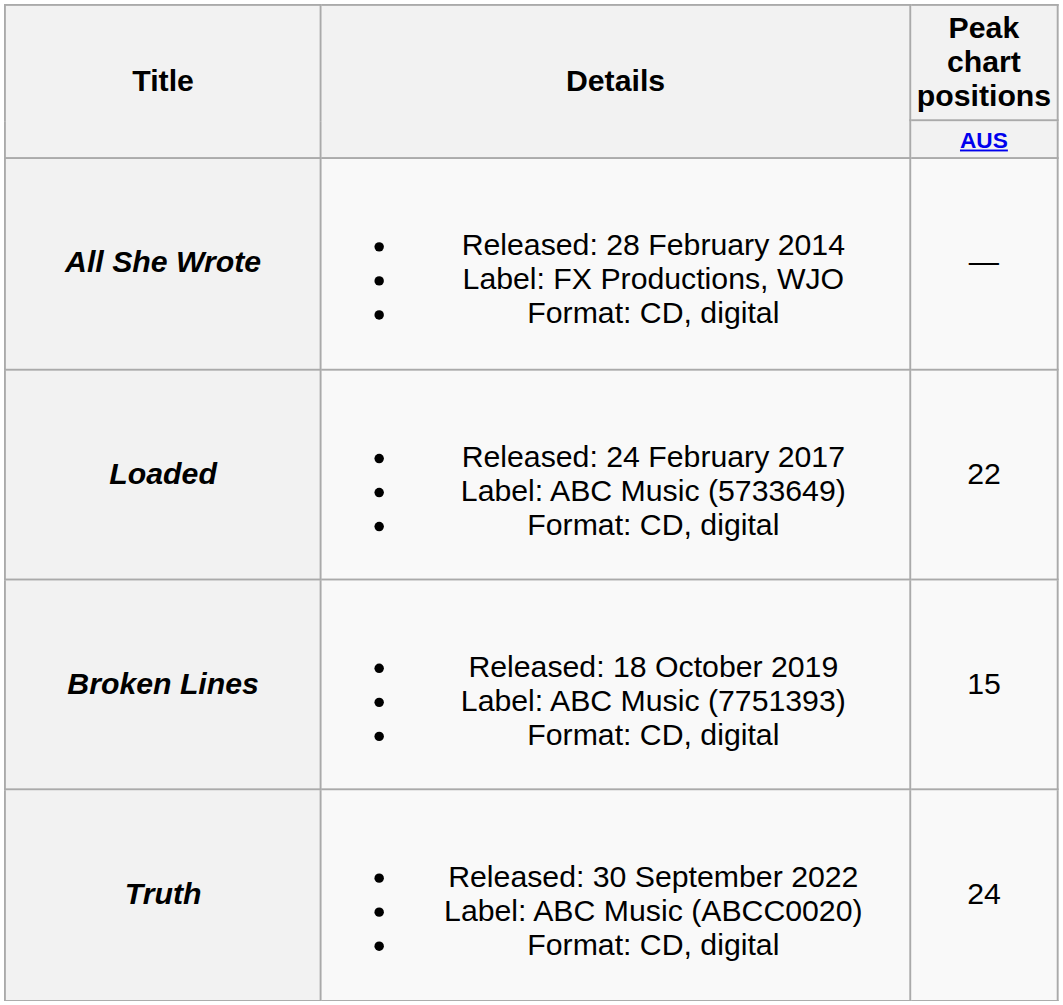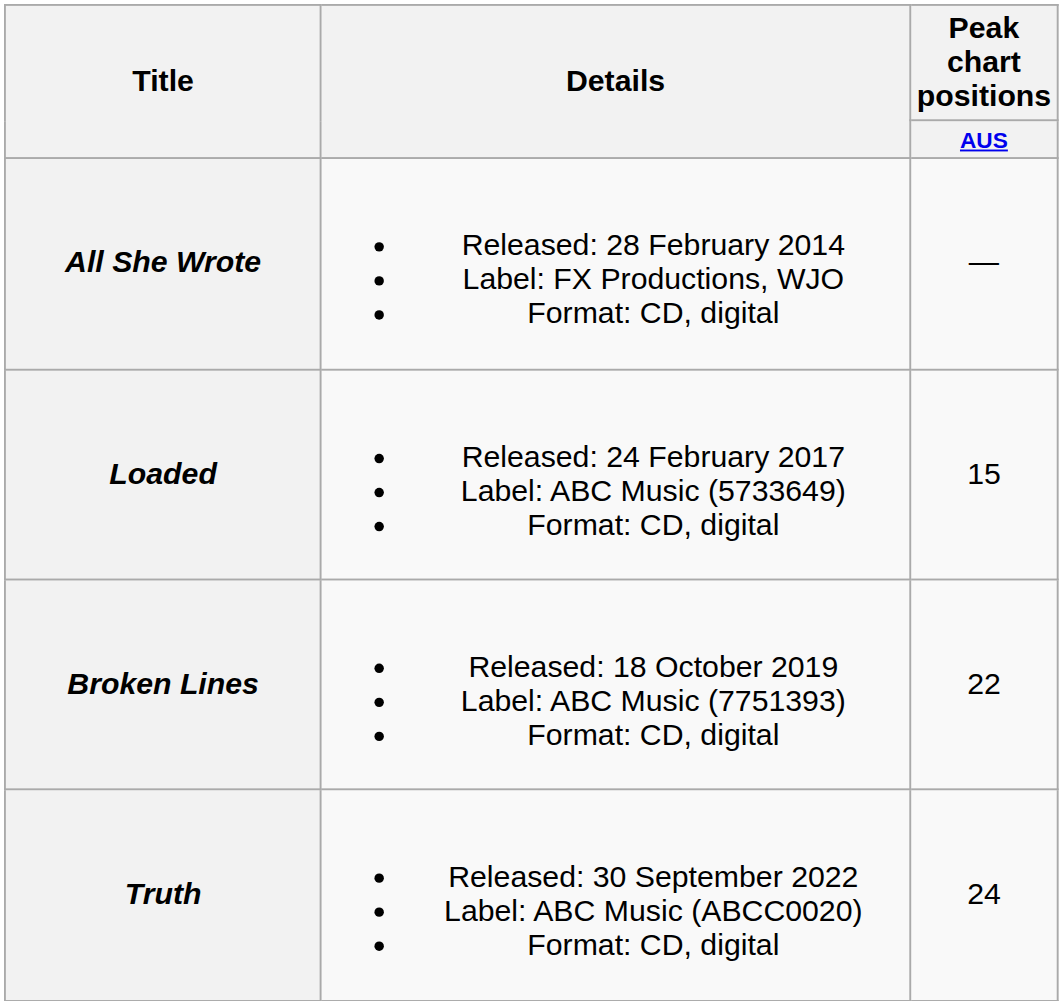(984, 473) 22 -> (984, 473) 15
(984, 684) 15 -> (984, 684) 22
